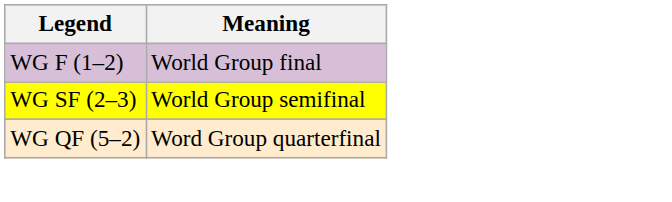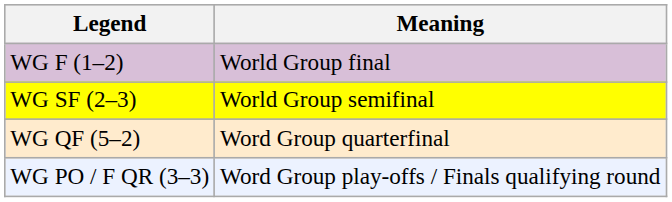+ row: (110, 176)
